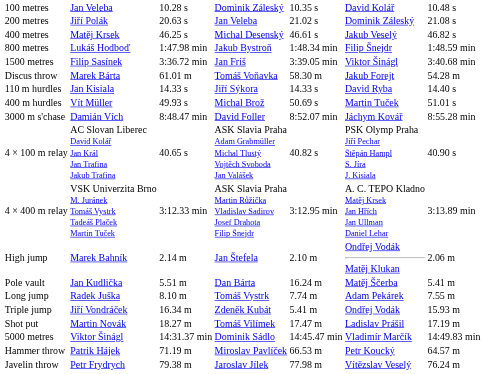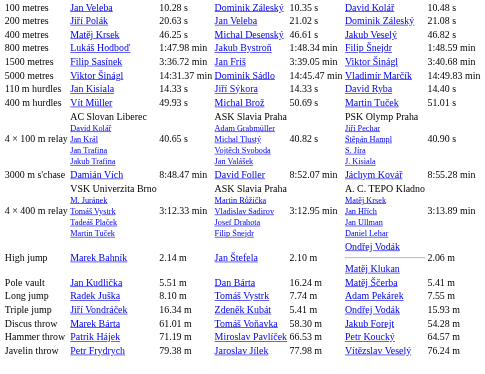rows swapped: (29, 337) <-> (31, 75)
rows swapped: (35, 116) <-> (36, 152)
- row: (22, 323)
